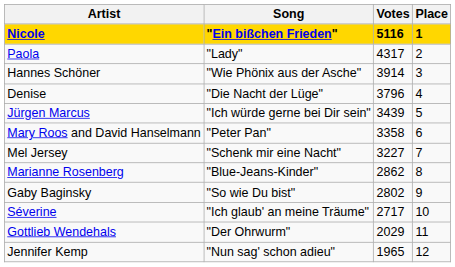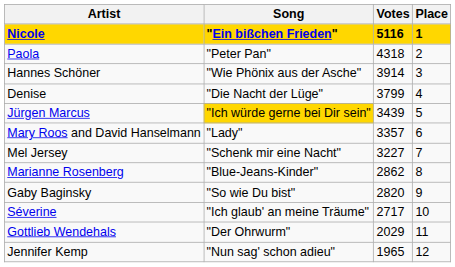(225, 53) "Lady" -> (239, 53) "Peter Pan"
(390, 53) 4317 -> (390, 53) 4318
(390, 93) 3796 -> (390, 93) 3799
(289, 113) no background -> (289, 113) gold background
(239, 133) "Peter Pan" -> (225, 133) "Lady"
(390, 133) 3358 -> (390, 133) 3357
(390, 192) 2802 -> (390, 192) 2820
